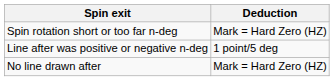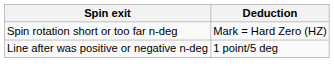- row: (54, 66)
